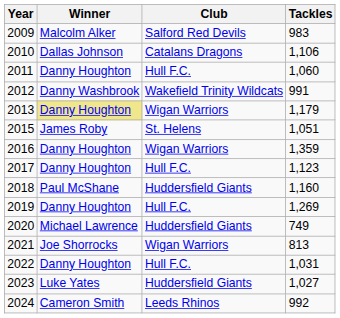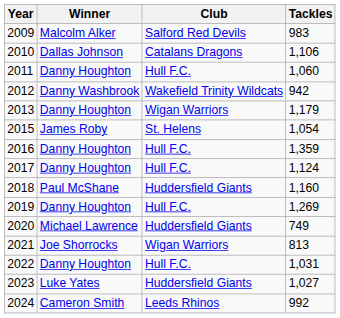(299, 91) 991 -> (299, 91) 942
(85, 110) khaki background -> (85, 110) no background
(304, 129) 1,051 -> (304, 129) 1,054
(187, 149) Wigan Warriors -> (168, 149) Hull F.C.
(304, 168) 1,123 -> (304, 168) 1,124
